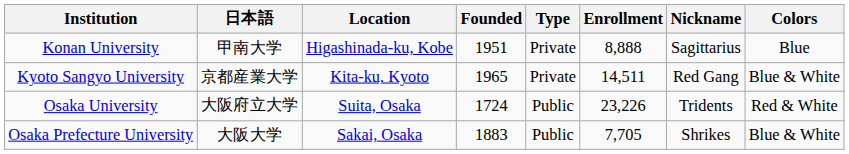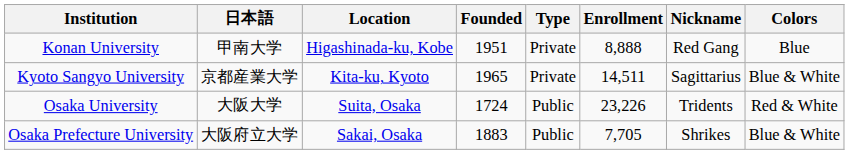(706, 47) Sagittarius -> (706, 47) Red Gang
(706, 76) Red Gang -> (706, 76) Sagittarius
(250, 105) 大阪府立大学 -> (250, 105) 大阪大学
(250, 134) 大阪大学 -> (250, 134) 大阪府立大学
